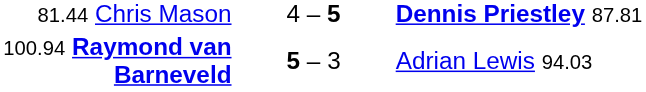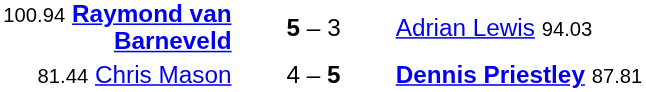rows swapped: (117, 61) <-> (135, 14)
